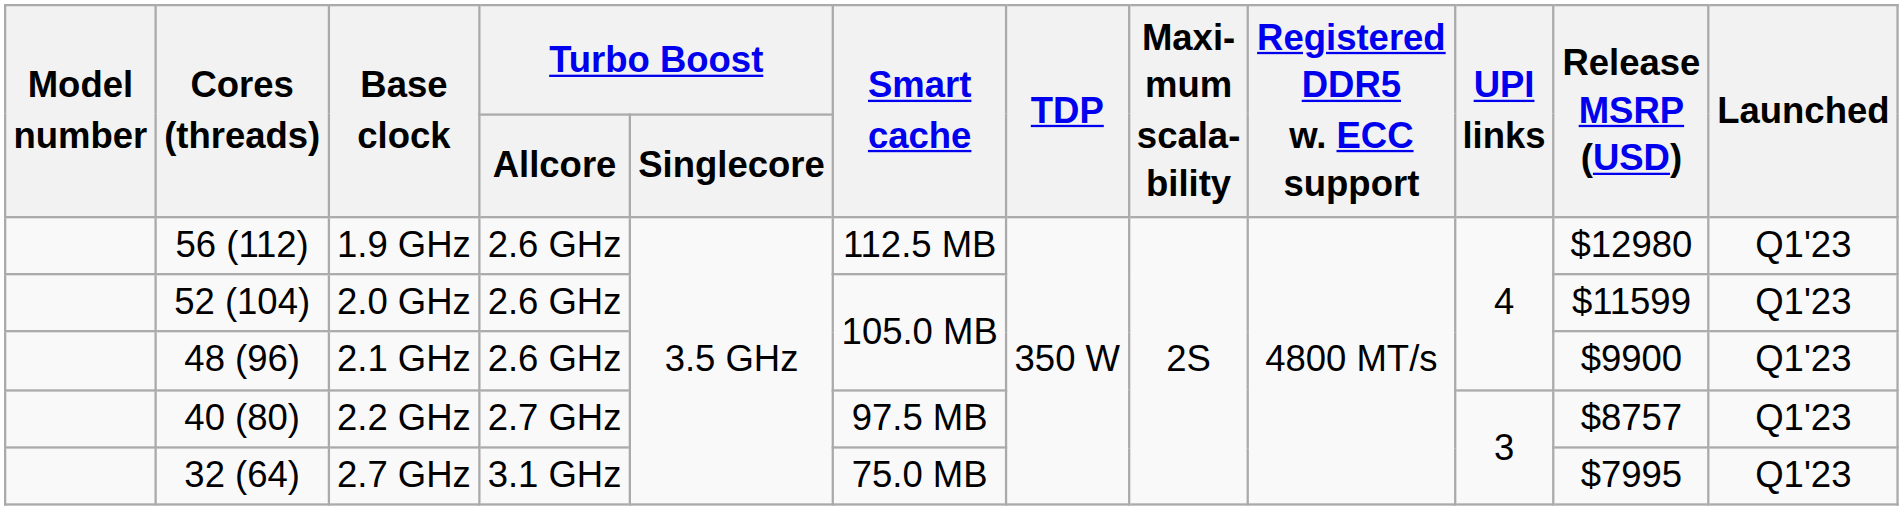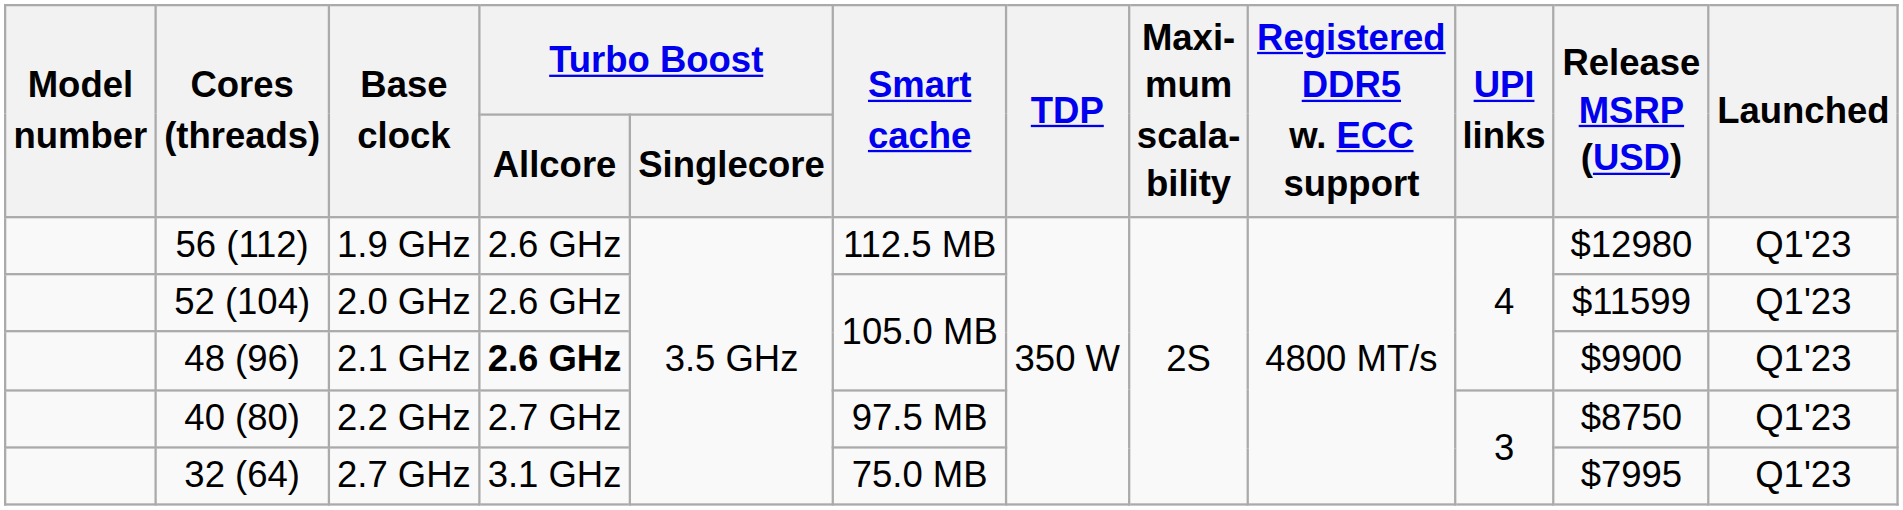(555, 360) normal -> (555, 360) bold
(1631, 417) $8757 -> (1631, 417) $8750
